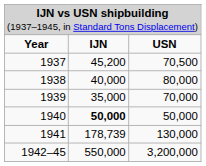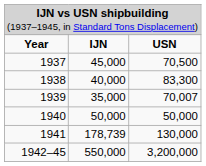(108, 62) 45,200 -> (108, 62) 45,000
(180, 80) 80,000 -> (180, 80) 83,300
(180, 98) 70,000 -> (180, 98) 70,007
(108, 116) bold -> (108, 116) normal
